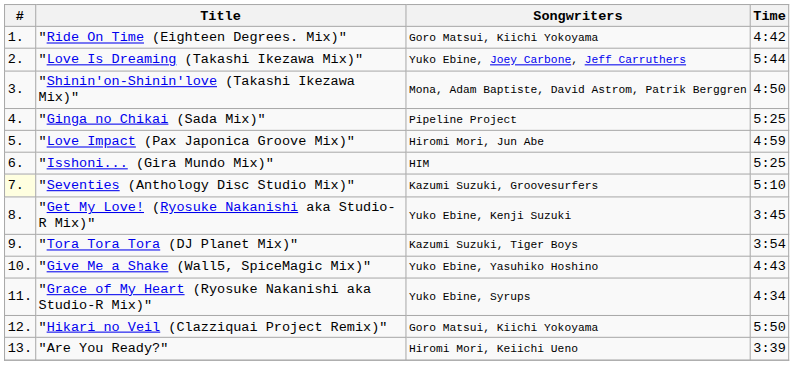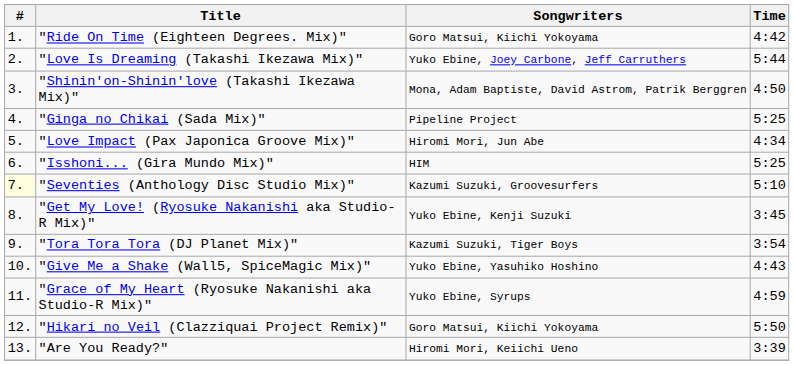(770, 141) 4:59 -> (770, 141) 4:34
(770, 297) 4:34 -> (770, 297) 4:59
